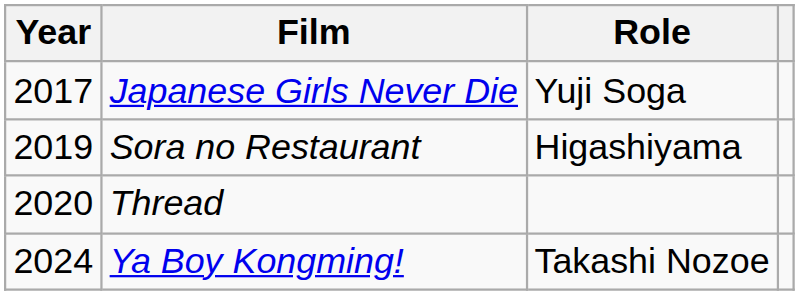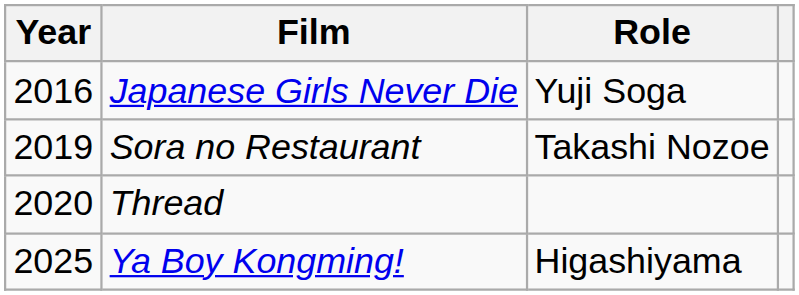(53, 89) 2017 -> (53, 89) 2016
(638, 146) Higashiyama -> (652, 146) Takashi Nozoe
(53, 260) 2024 -> (53, 260) 2025
(652, 260) Takashi Nozoe -> (638, 260) Higashiyama
